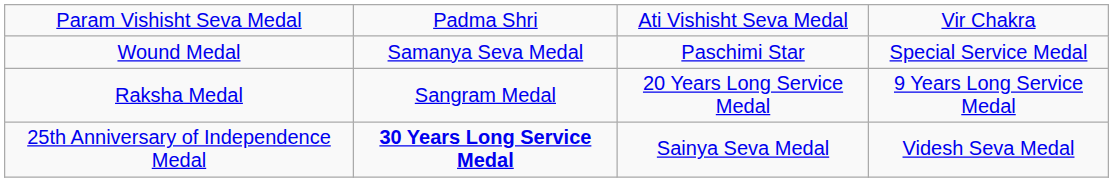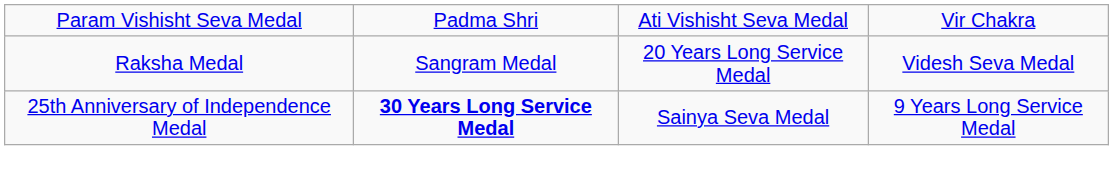- row: (179, 52)
(988, 95) 9 Years Long Service Medal -> (988, 63) Videsh Seva Medal
(989, 149) Videsh Seva Medal -> (988, 117) 9 Years Long Service Medal
